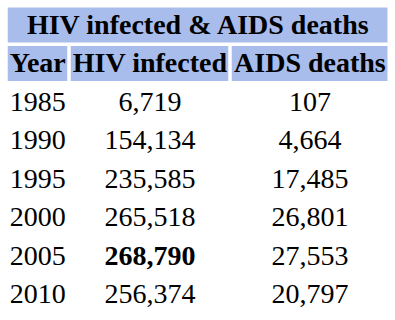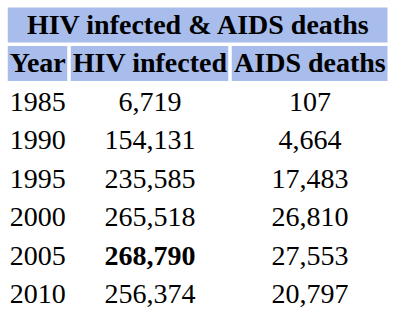(150, 140) 154,134 -> (150, 140) 154,131
(310, 178) 17,485 -> (310, 178) 17,483
(310, 217) 26,801 -> (310, 217) 26,810
